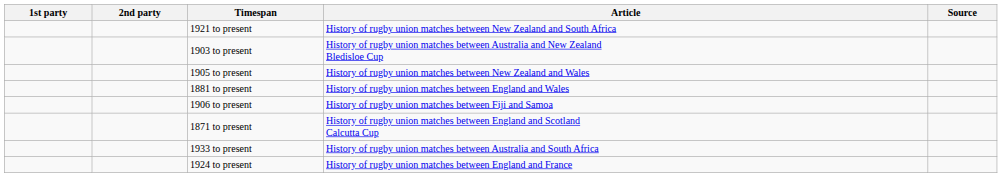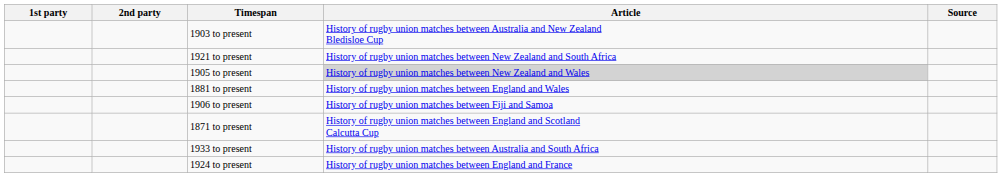rows swapped: (221, 28) <-> (221, 50)
(458, 72) no background -> (458, 72) lightgrey background
